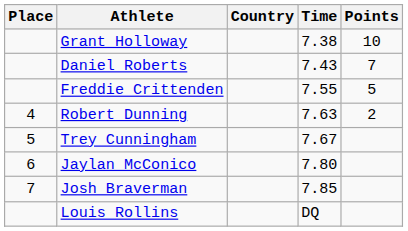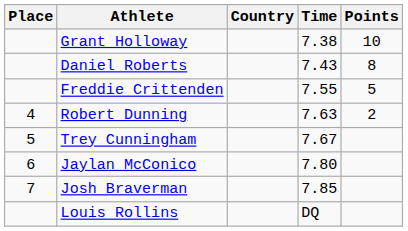(372, 66) 7 -> (372, 66) 8
